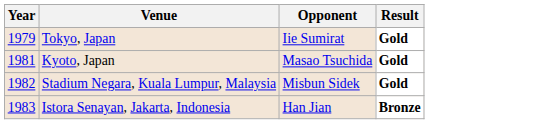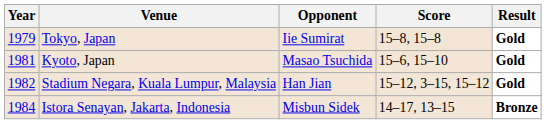+ column: (434, 16)
(321, 84) Misbun Sidek -> (307, 84) Han Jian
(22, 107) 1983 -> (22, 107) 1984
(307, 107) Han Jian -> (321, 107) Misbun Sidek
